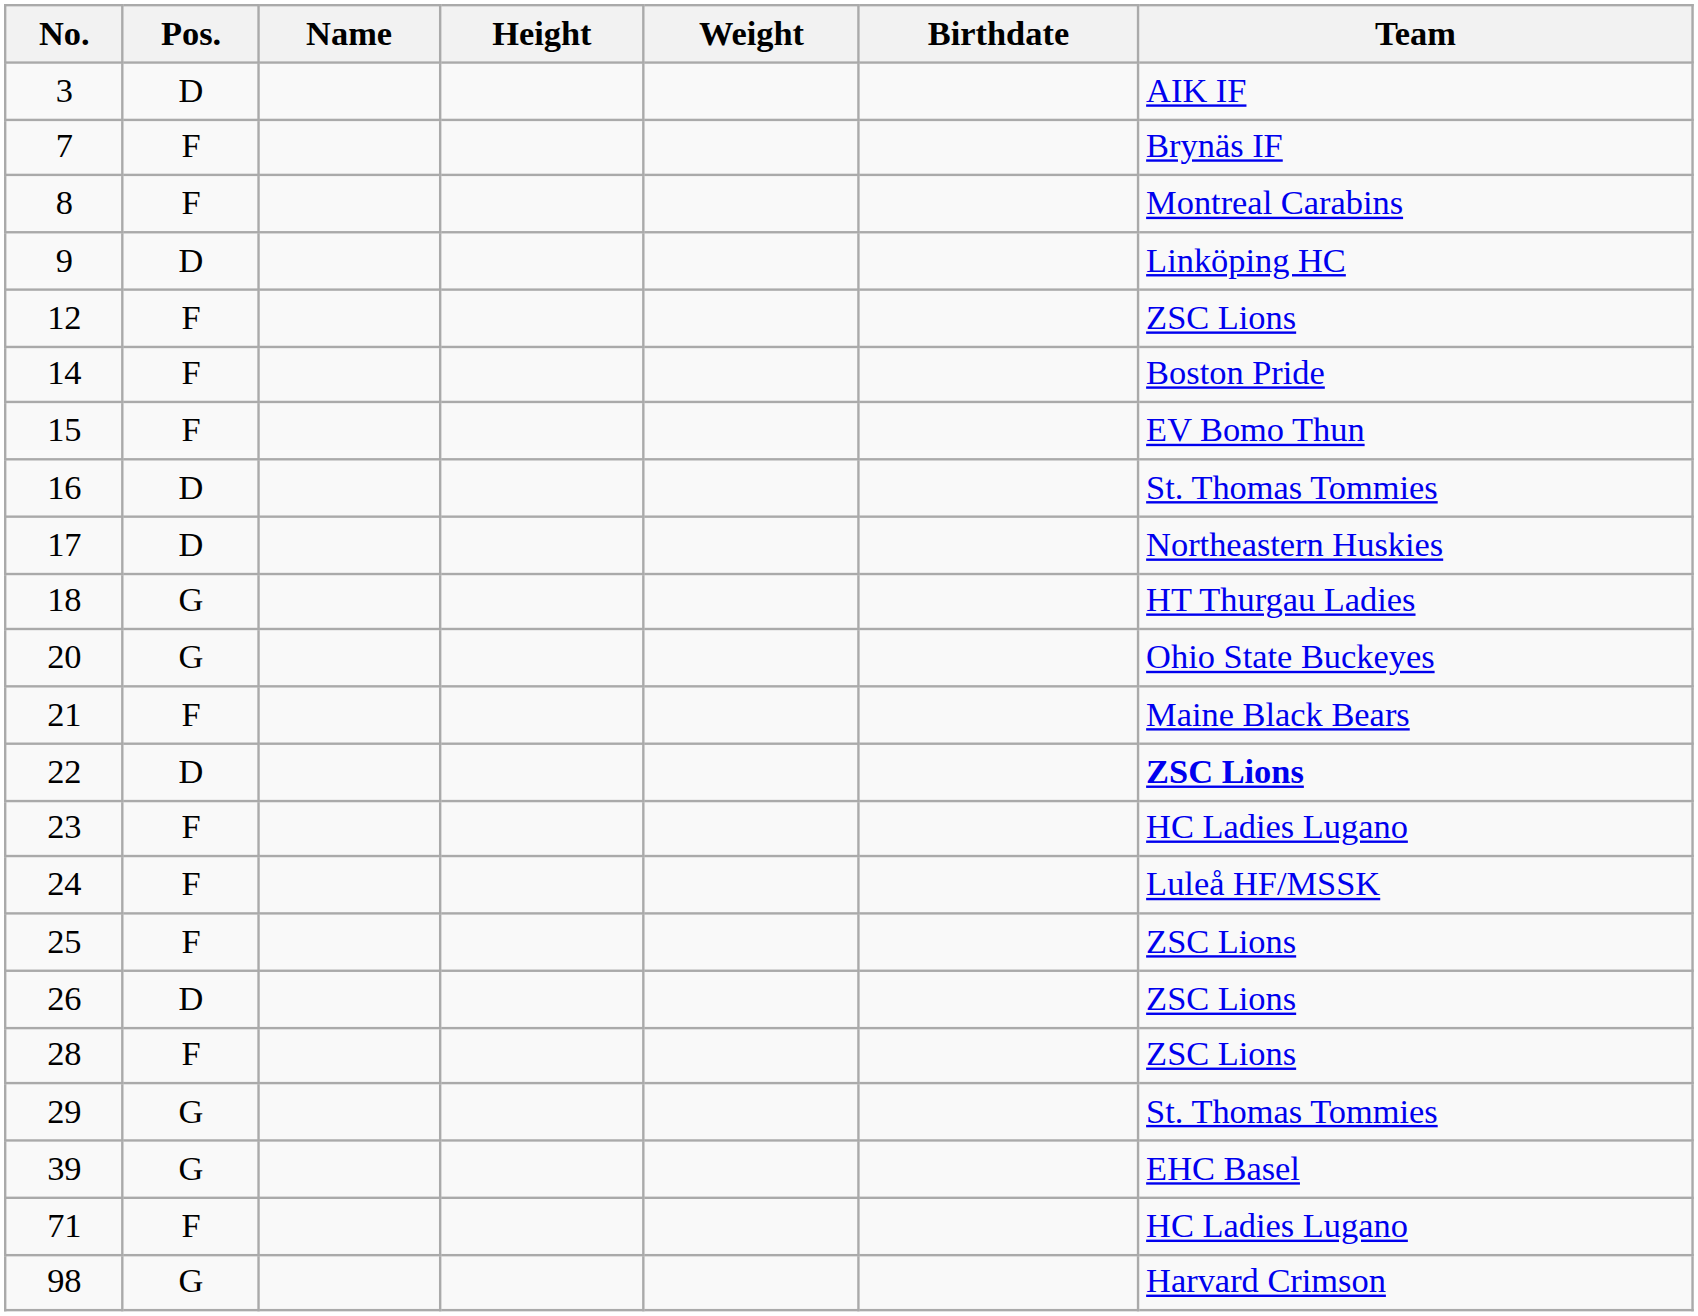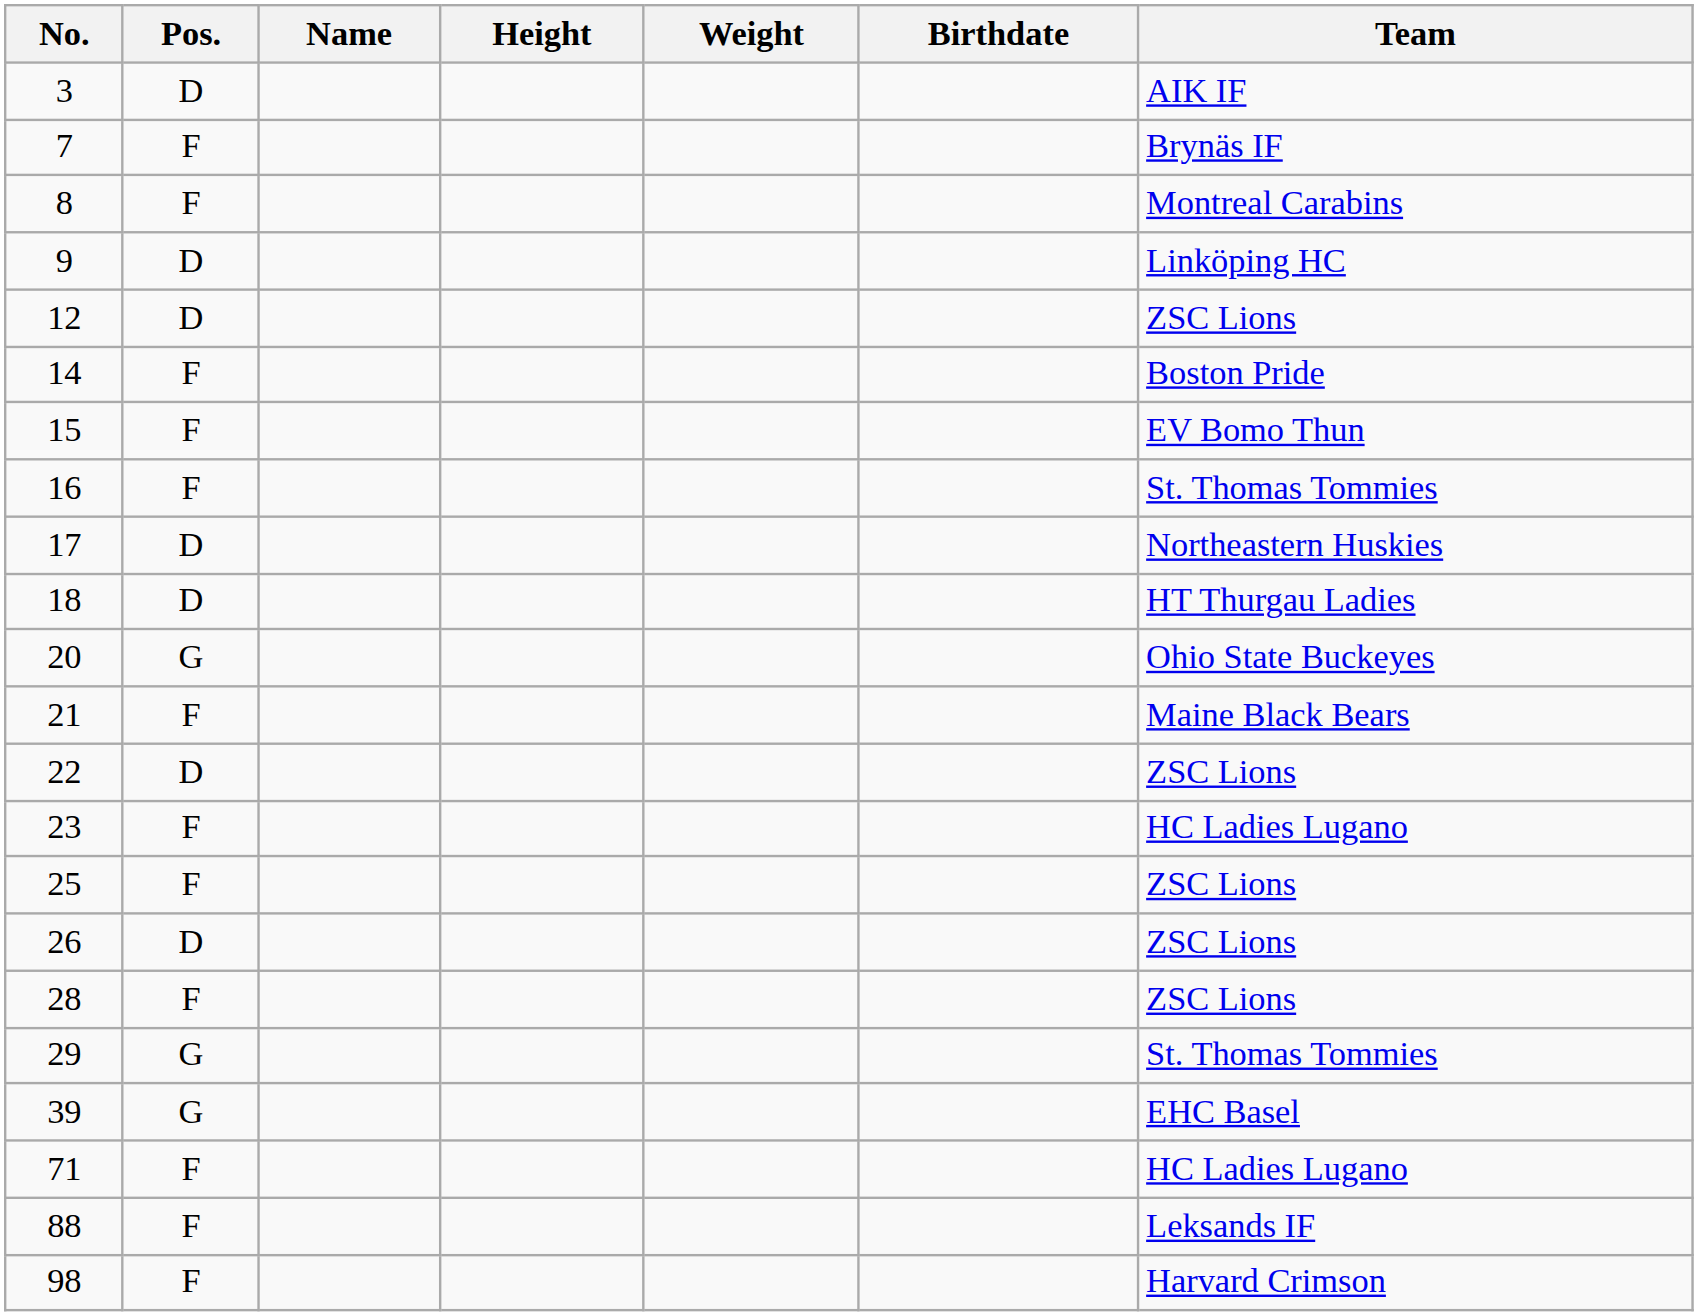(191, 317) F -> (191, 317) D
(191, 487) D -> (191, 487) F
(191, 600) G -> (191, 600) D
(1225, 771) bold -> (1221, 771) normal
- row: (64, 884)
+ row: (64, 1225)
(191, 1282) G -> (191, 1282) F
